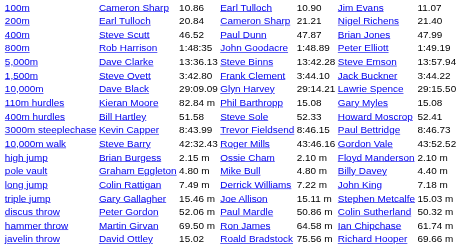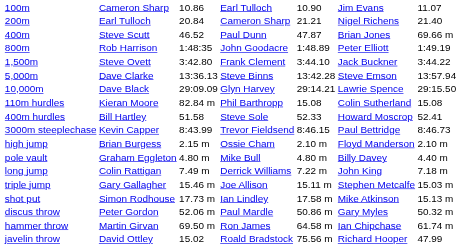(430, 34) 47.99 -> (435, 34) 69.66 m
rows swapped: (21, 75) <-> (21, 62)
(363, 103) Gary Myles -> (375, 103) Colin Sutherland
- row: (35, 144)
+ row: (23, 198)
(375, 212) Colin Sutherland -> (363, 212) Gary Myles
(435, 239) 69.66 m -> (430, 239) 47.99
